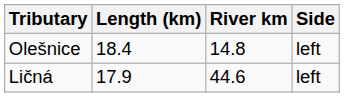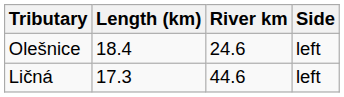(228, 48) 14.8 -> (228, 48) 24.6
(114, 77) 17.9 -> (114, 77) 17.3
